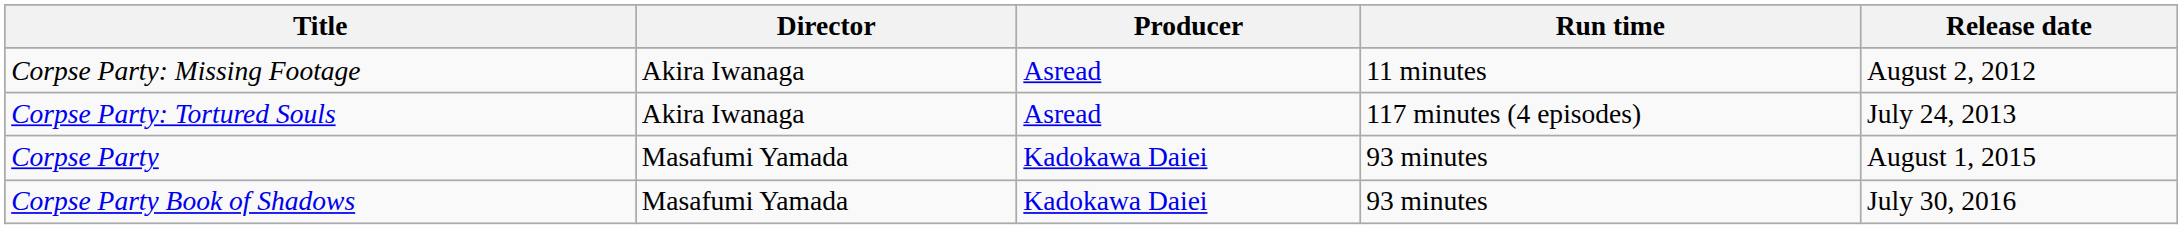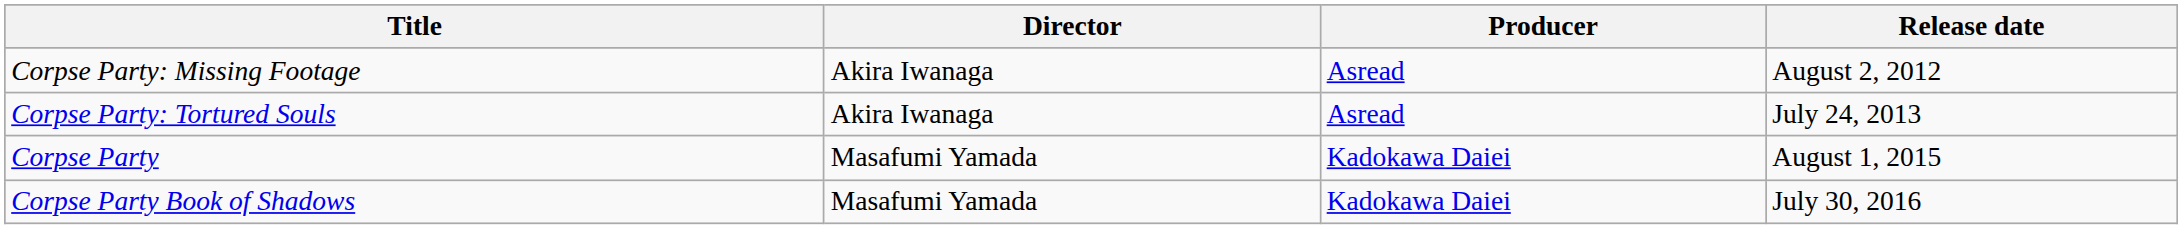- column: (1610, 26)
